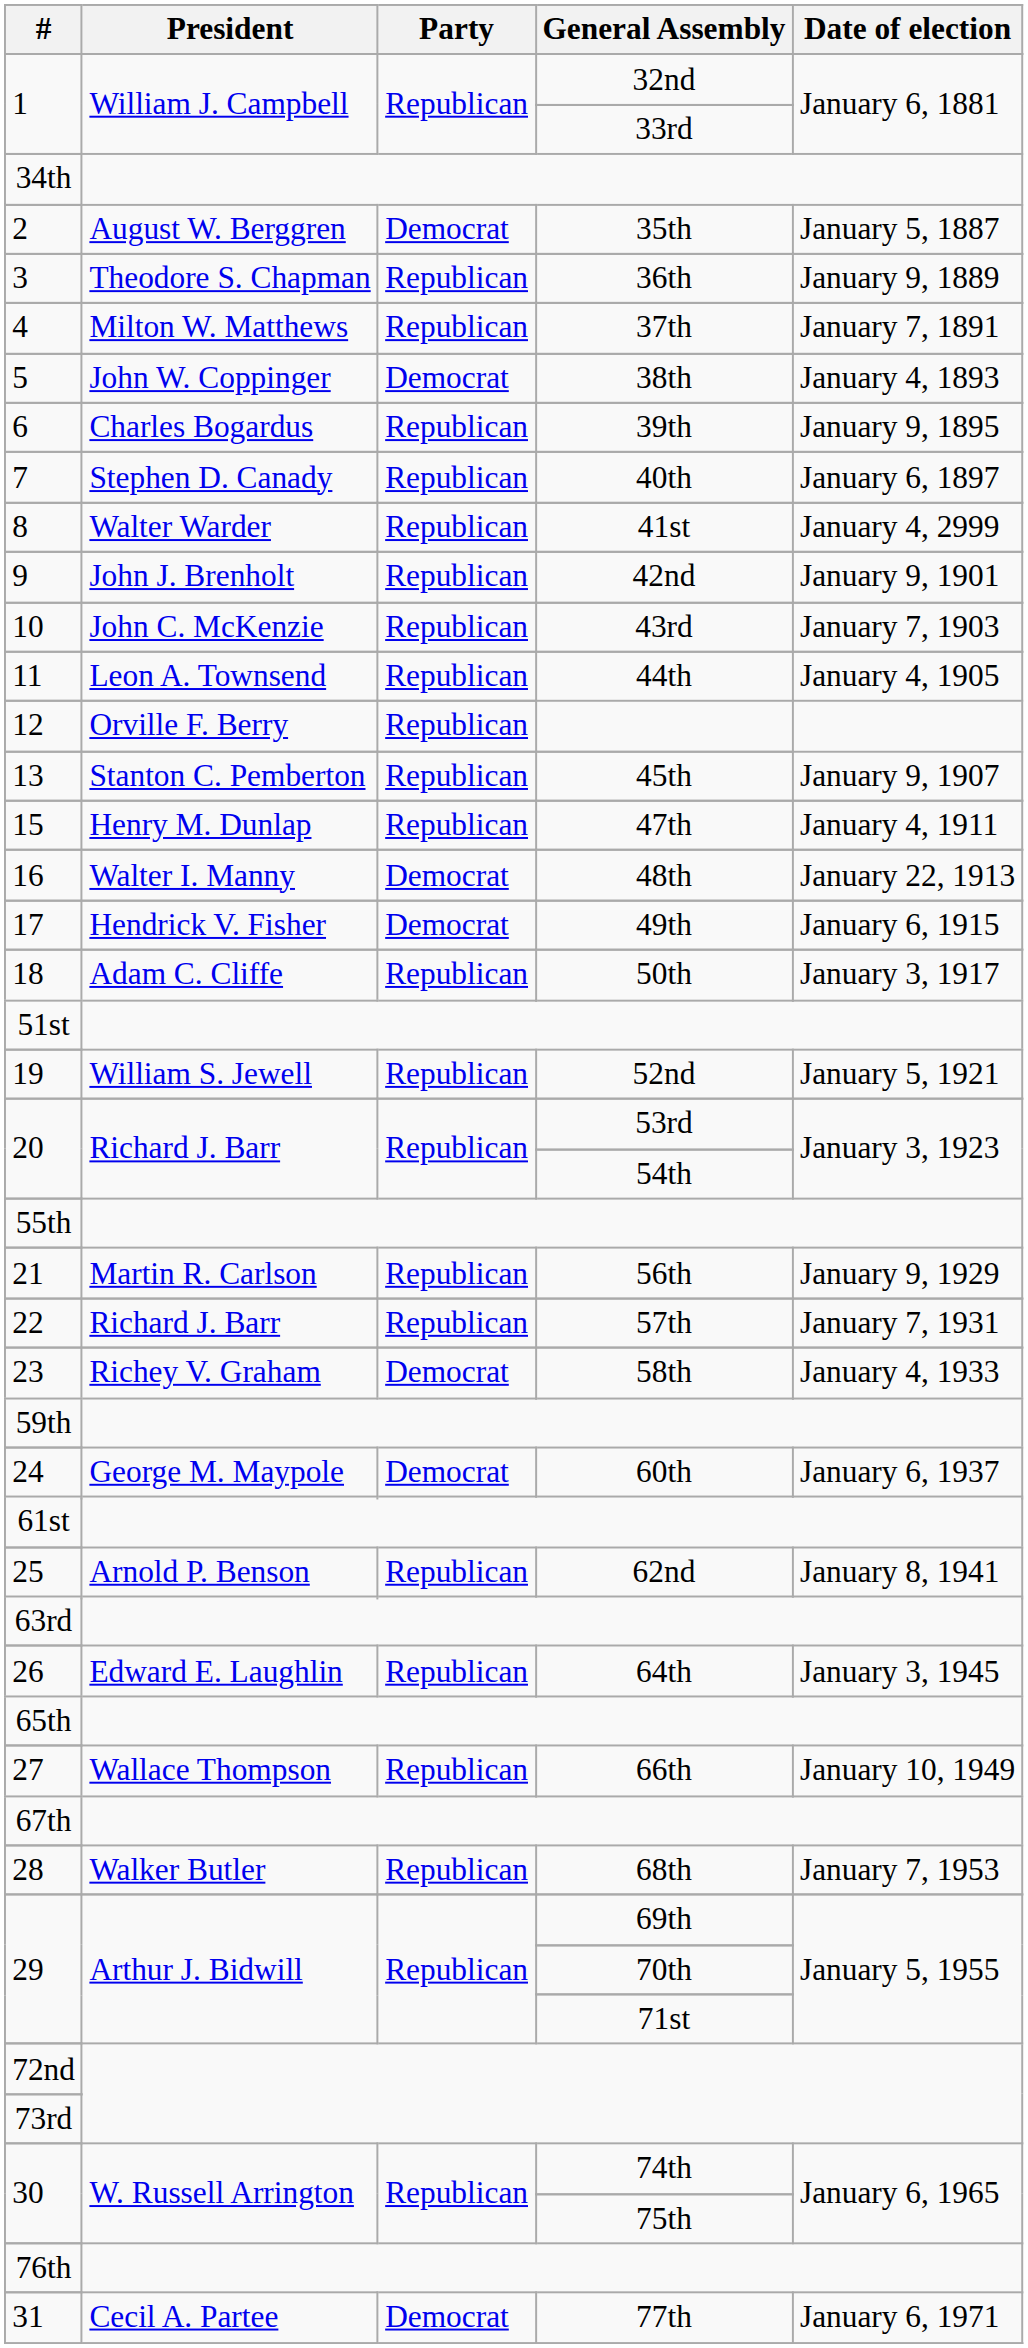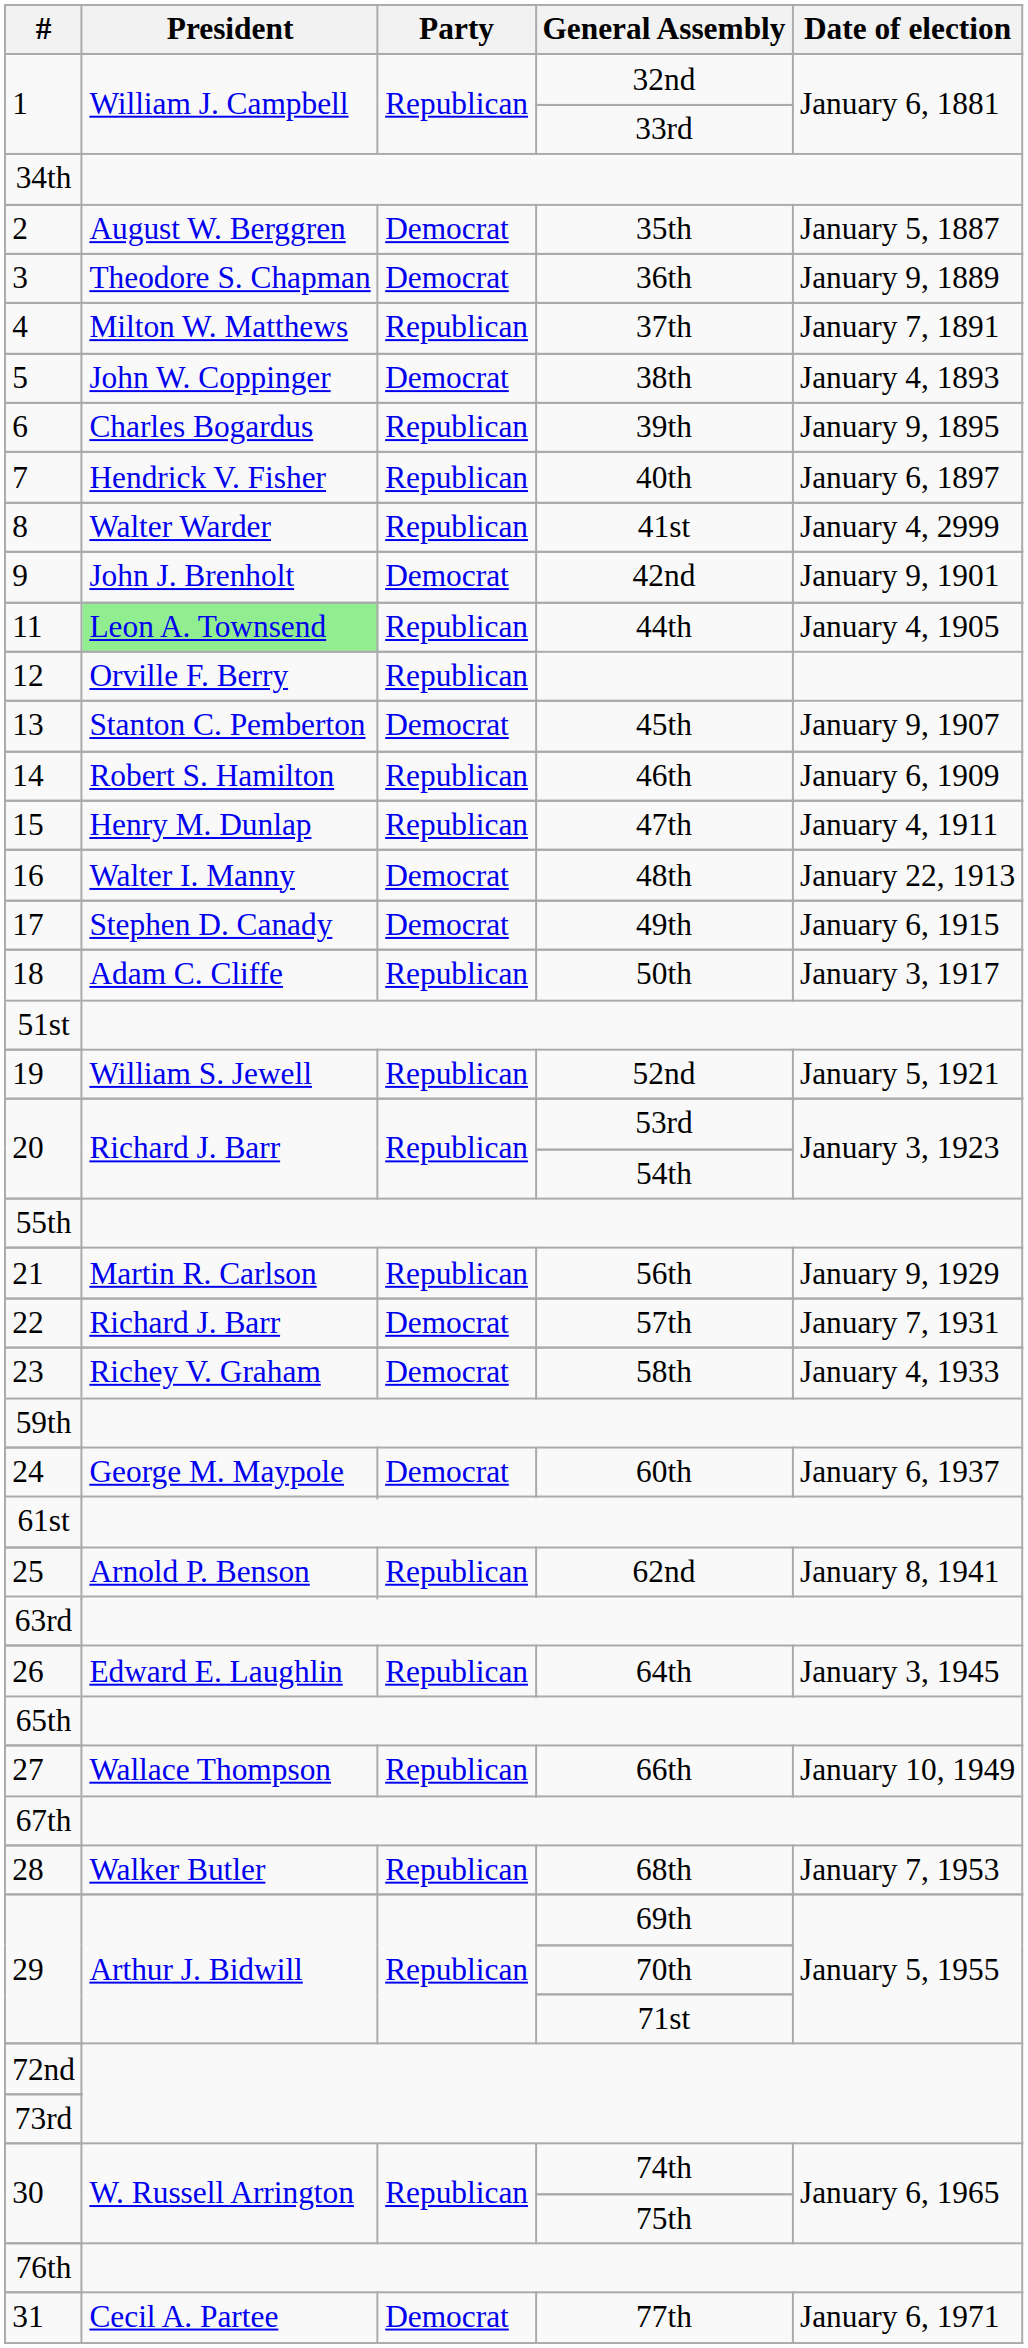(457, 278) Republican -> (447, 278) Democrat
(211, 476) Stephen D. Canady -> (208, 476) Hendrick V. Fisher
(457, 576) Republican -> (447, 576) Democrat
- row: (28, 626)
(208, 675) no background -> (208, 626) lightgreen background
(457, 775) Republican -> (447, 725) Democrat
+ row: (28, 775)
(208, 924) Hendrick V. Fisher -> (211, 924) Stephen D. Canady
(457, 1322) Republican -> (447, 1322) Democrat
